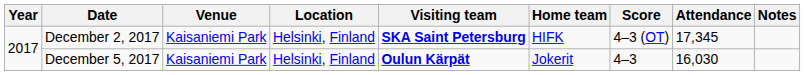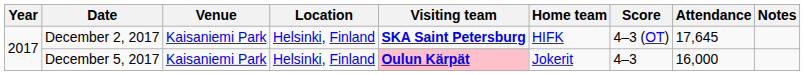(697, 37) 17,345 -> (697, 37) 17,645
(426, 59) no background -> (426, 59) pink background
(697, 59) 16,030 -> (697, 59) 16,000
